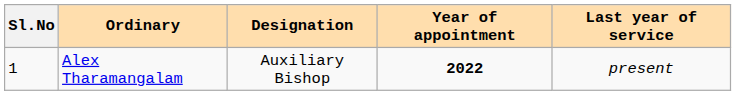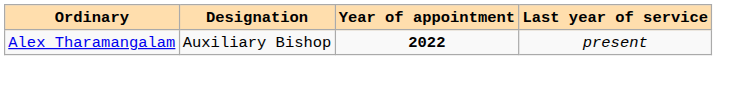- column: (31, 26)
